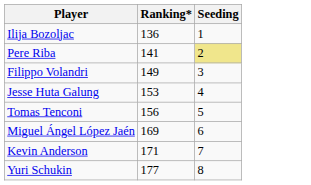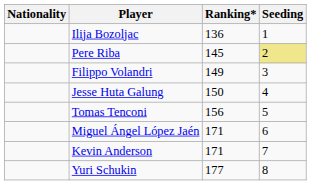+ column: (37, 14)
(150, 53) 141 -> (214, 53) 145
(150, 92) 153 -> (214, 92) 150
(150, 131) 169 -> (214, 131) 171
